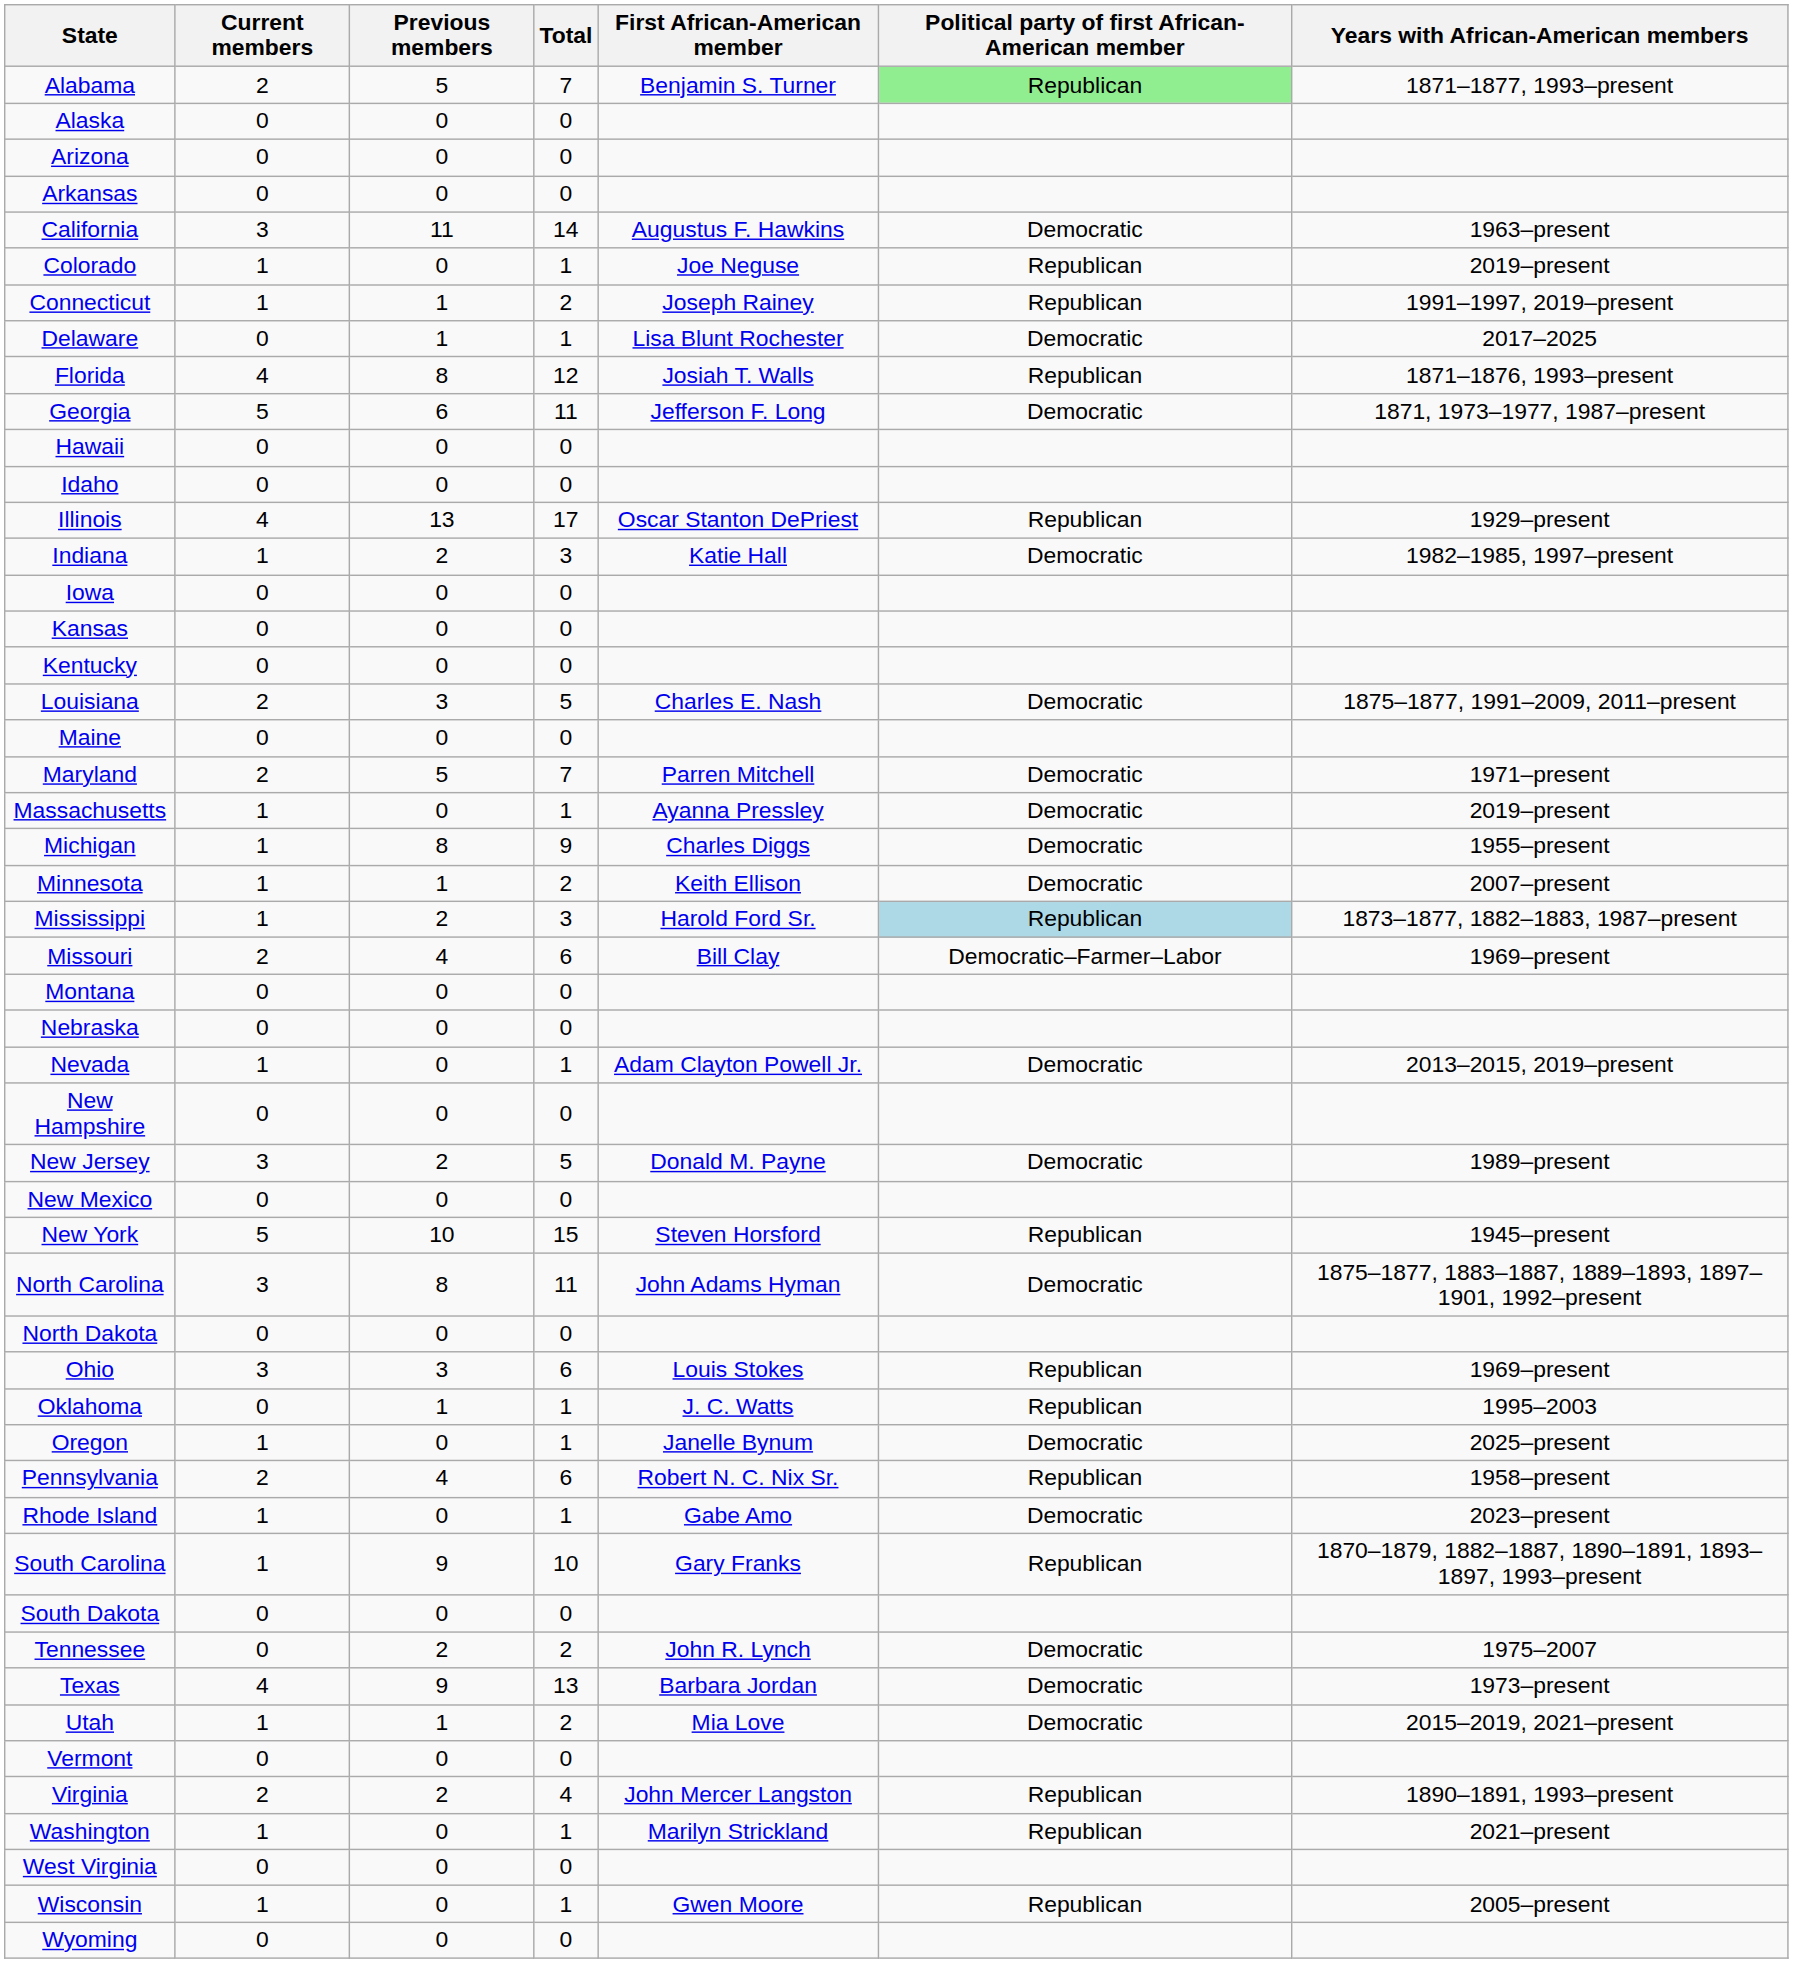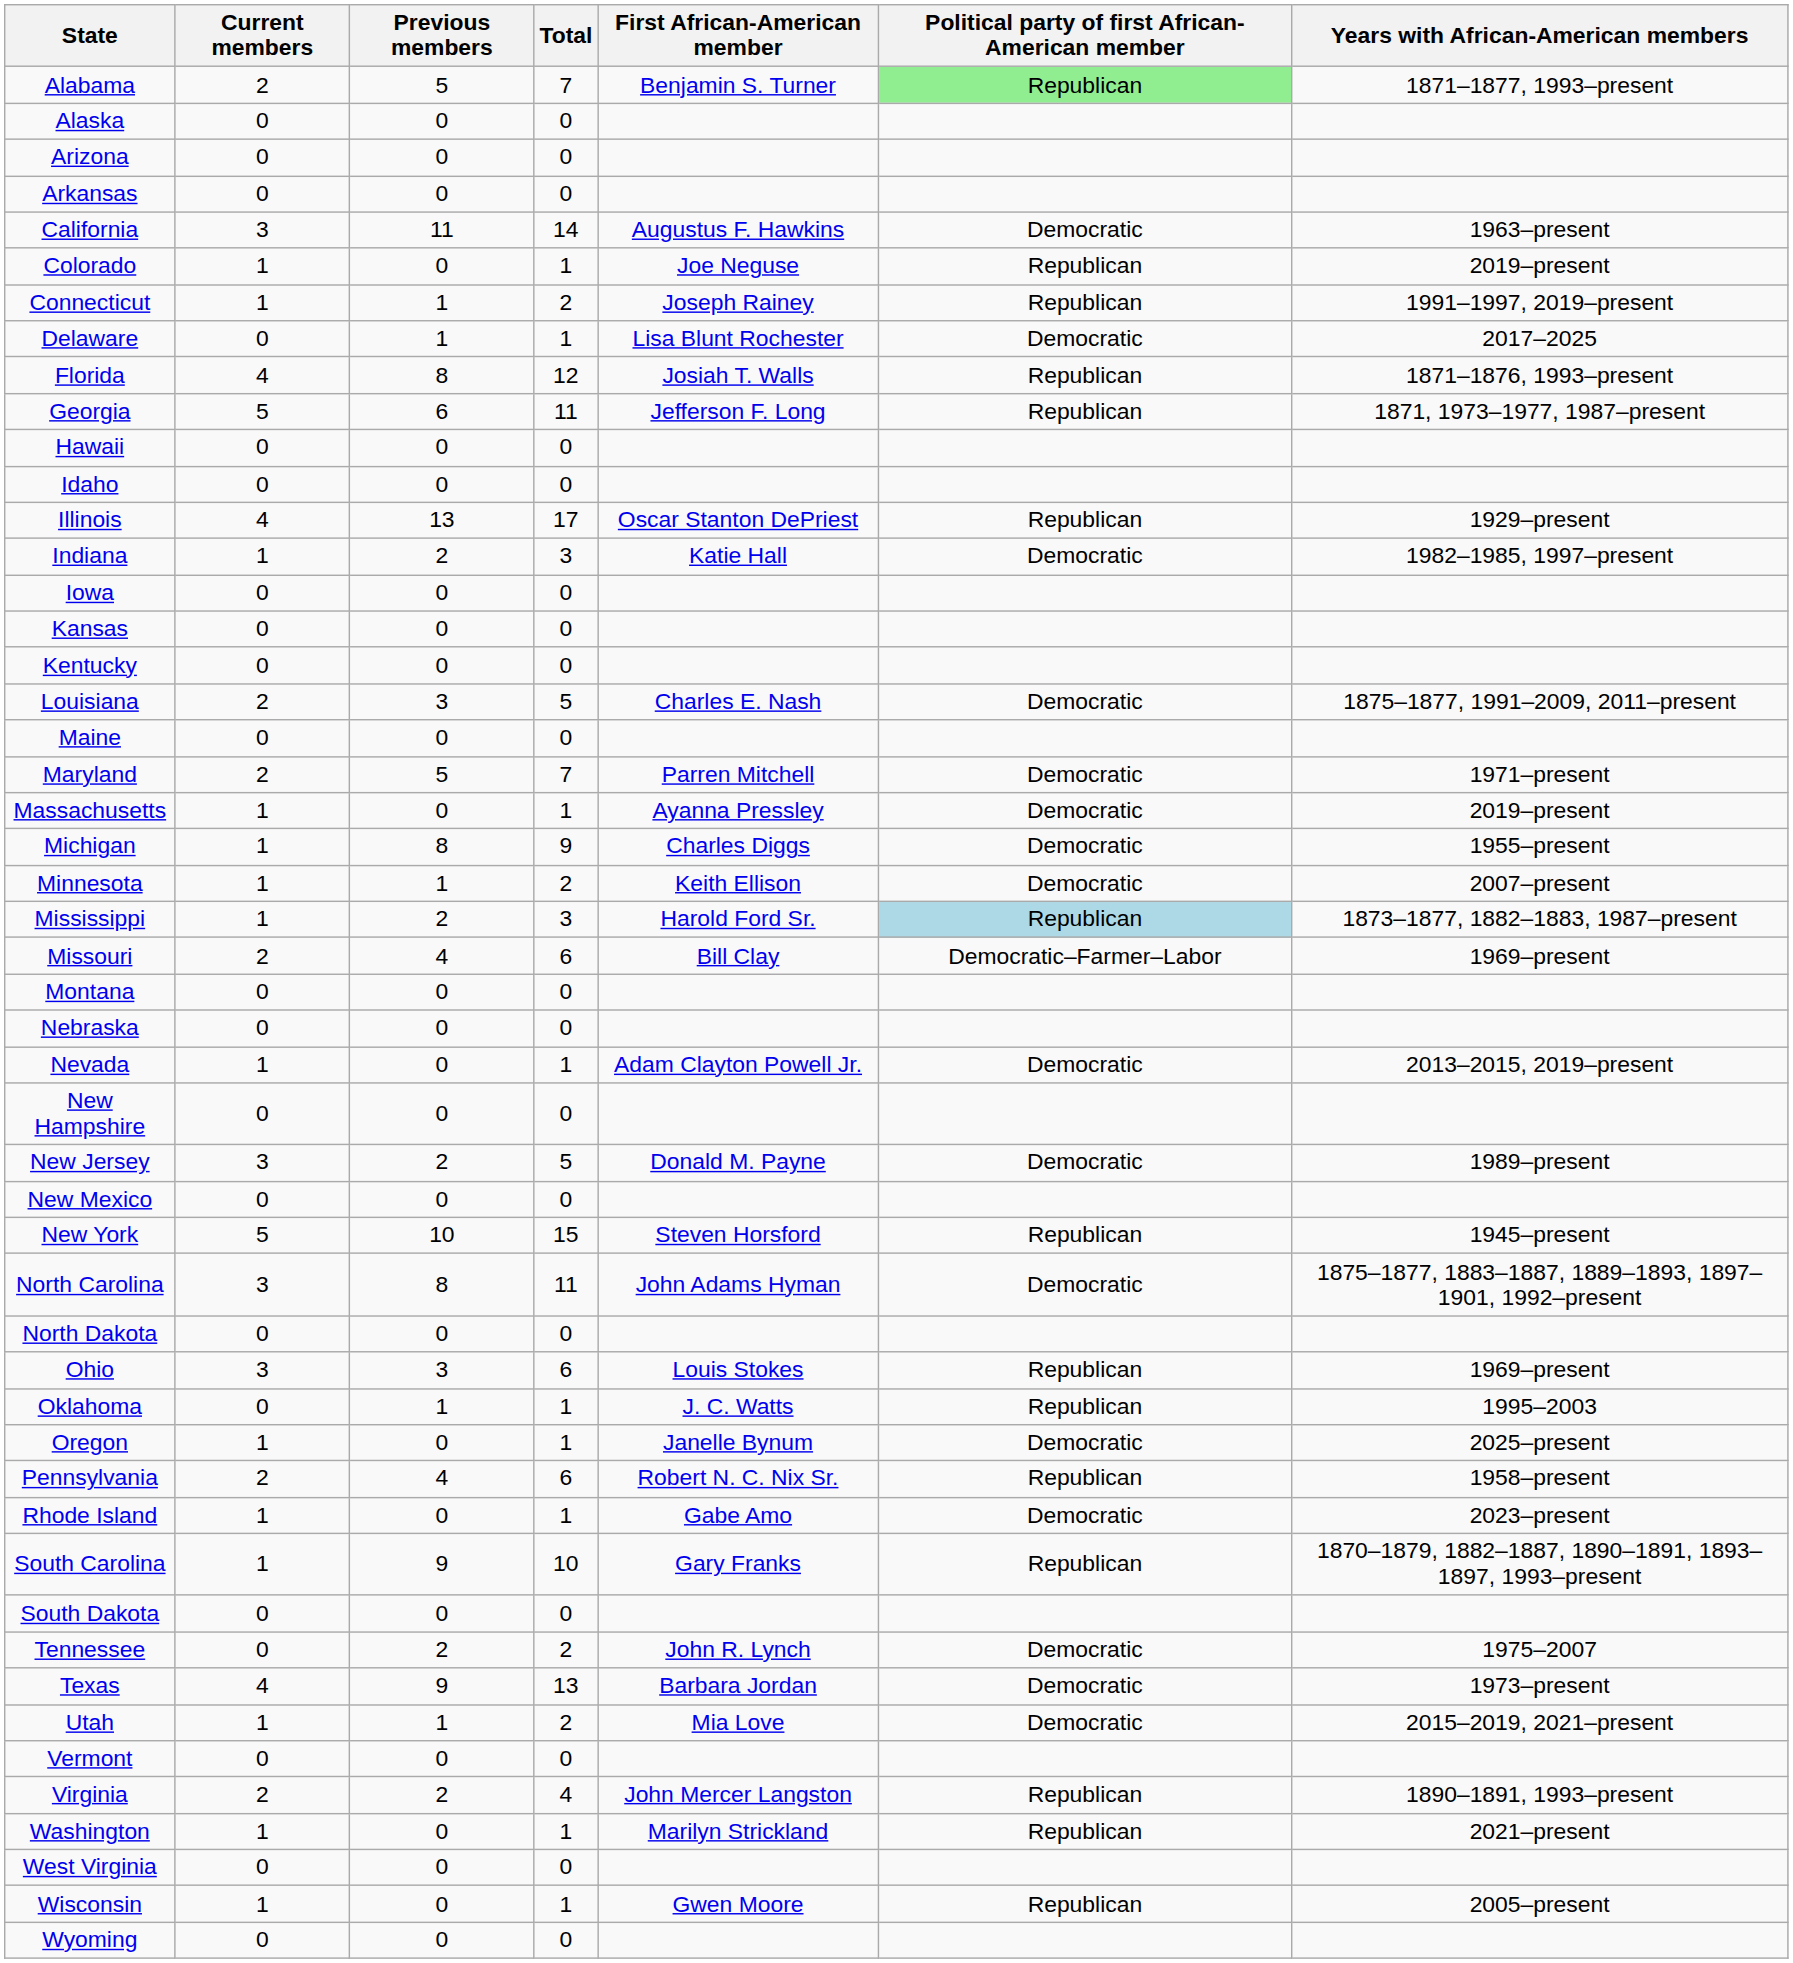(1085, 411) Democratic -> (1085, 411) Republican
